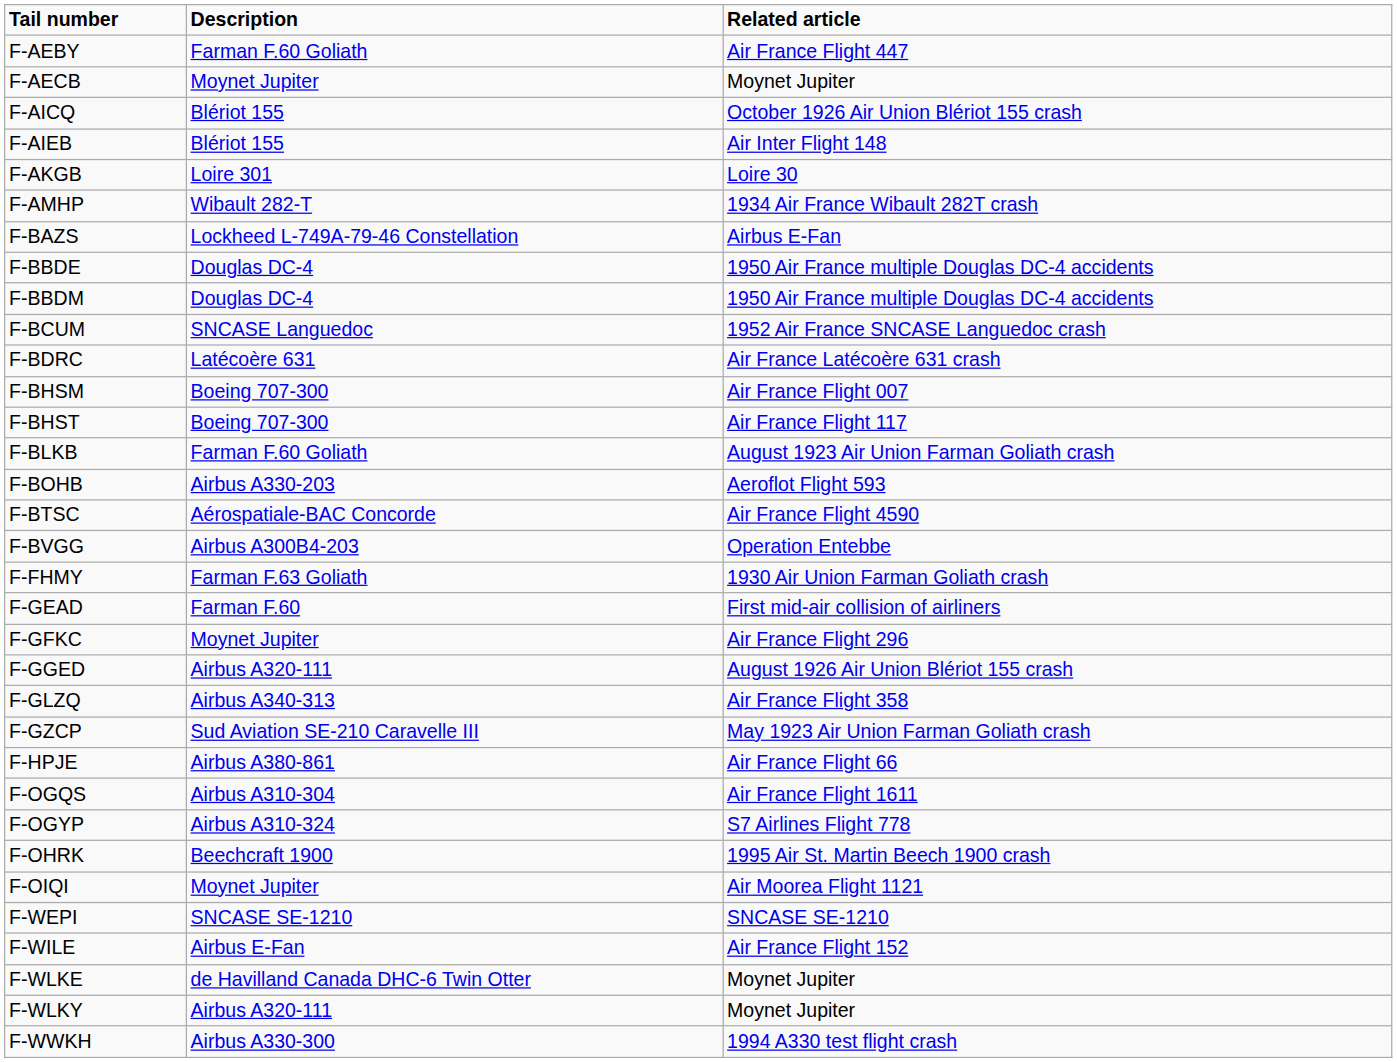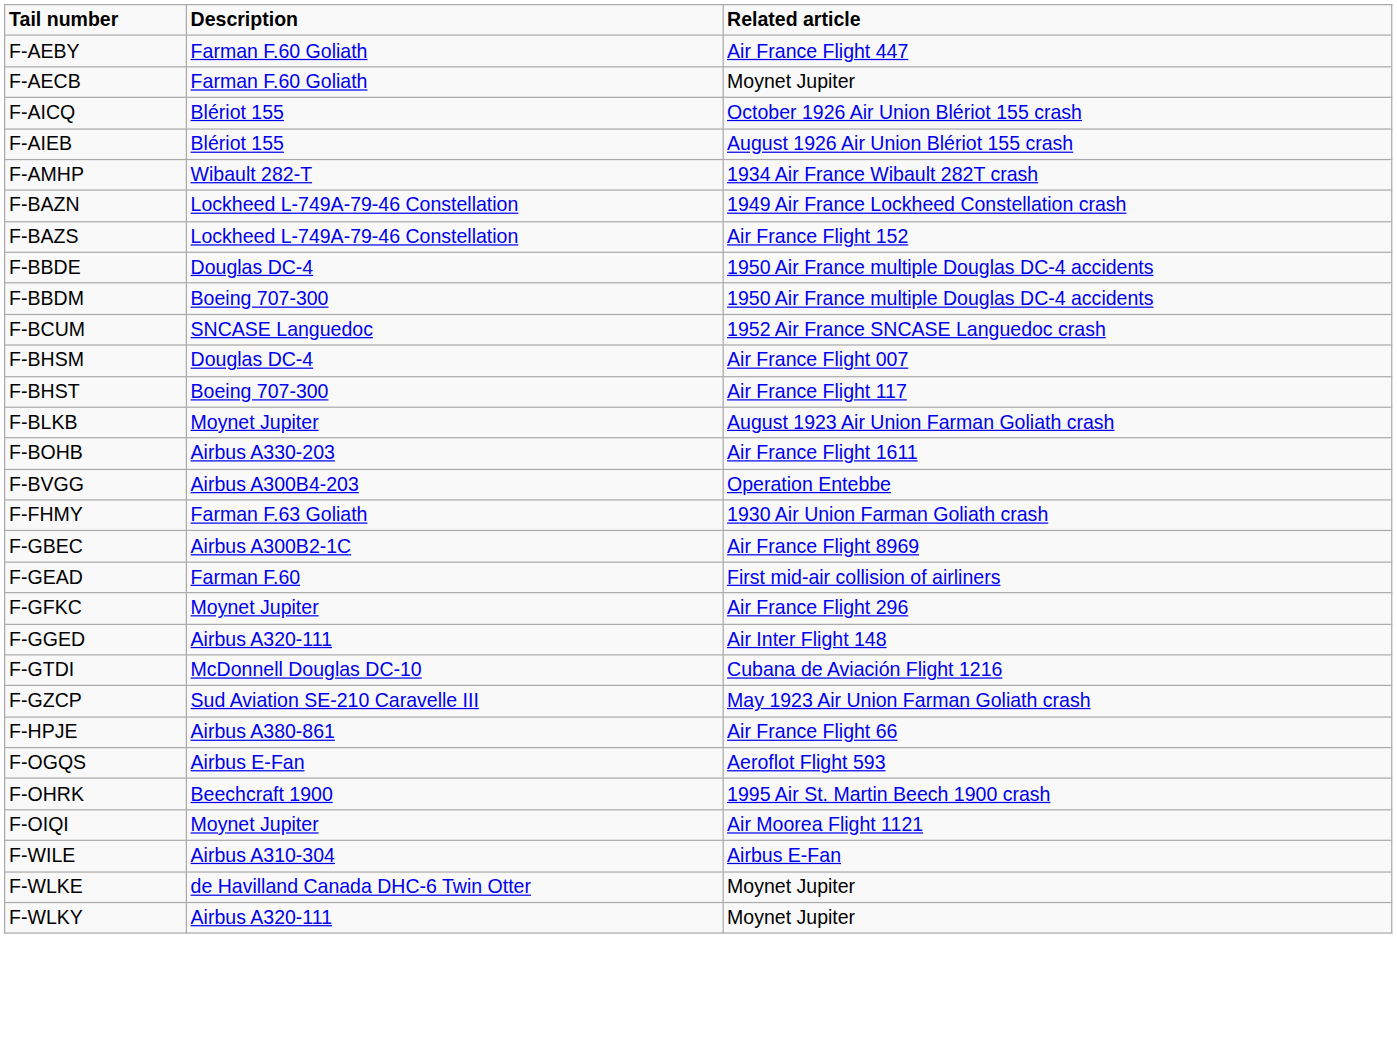(255, 81) Moynet Jupiter -> (279, 81) Farman F.60 Goliath
(807, 143) Air Inter Flight 148 -> (900, 143) August 1926 Air Union Blériot 155 crash
- row: (45, 174)
+ row: (44, 205)
(784, 236) Airbus E-Fan -> (818, 236) Air France Flight 152
(252, 298) Douglas DC-4 -> (260, 298) Boeing 707-300
- row: (46, 360)
(260, 391) Boeing 707-300 -> (252, 360) Douglas DC-4
(279, 453) Farman F.60 Goliath -> (255, 422) Moynet Jupiter
(806, 484) Aeroflot Flight 593 -> (822, 453) Air France Flight 1611
- row: (44, 515)
+ row: (46, 546)
(900, 670) August 1926 Air Union Blériot 155 crash -> (807, 639) Air Inter Flight 148
- row: (45, 701)
+ row: (42, 670)
(263, 793) Airbus A310-304 -> (248, 762) Airbus E-Fan
(822, 793) Air France Flight 1611 -> (806, 762) Aeroflot Flight 593
- row: (47, 824)
- row: (43, 917)
(248, 948) Airbus E-Fan -> (263, 855) Airbus A310-304
(818, 948) Air France Flight 152 -> (784, 855) Airbus E-Fan
- row: (50, 1041)
